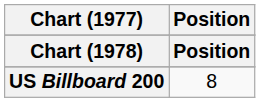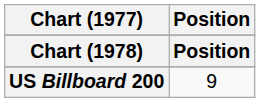(212, 81) 8 -> (212, 81) 9
